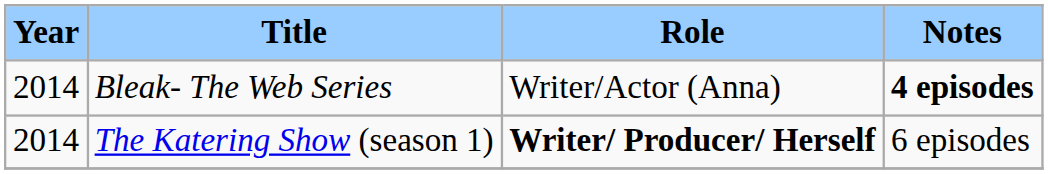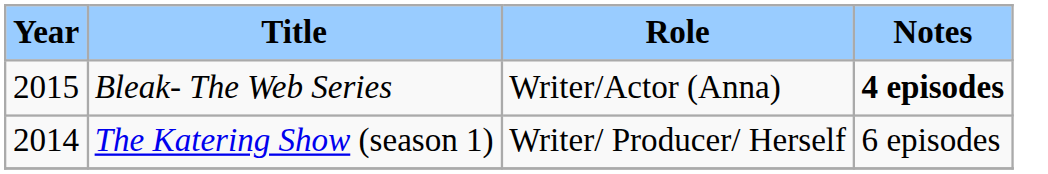(46, 86) 2014 -> (46, 86) 2015
(692, 141) bold -> (678, 141) normal
